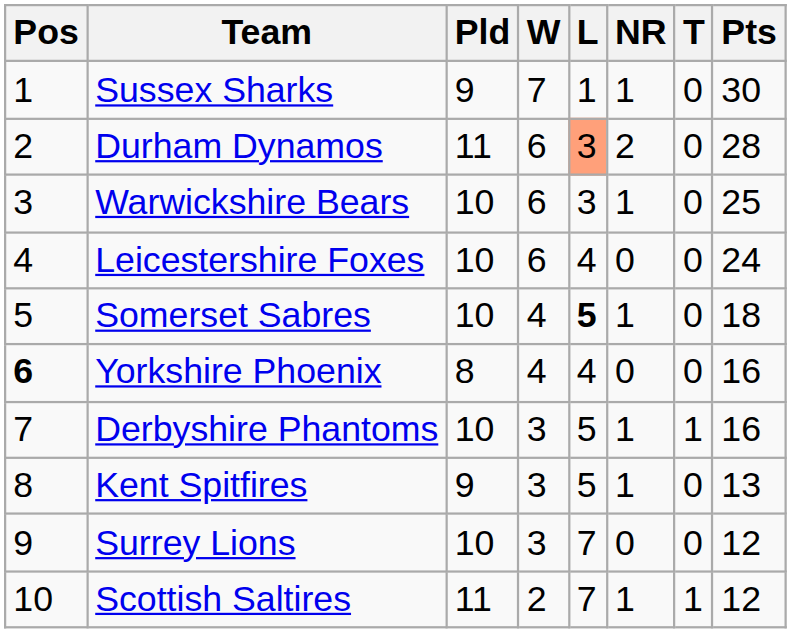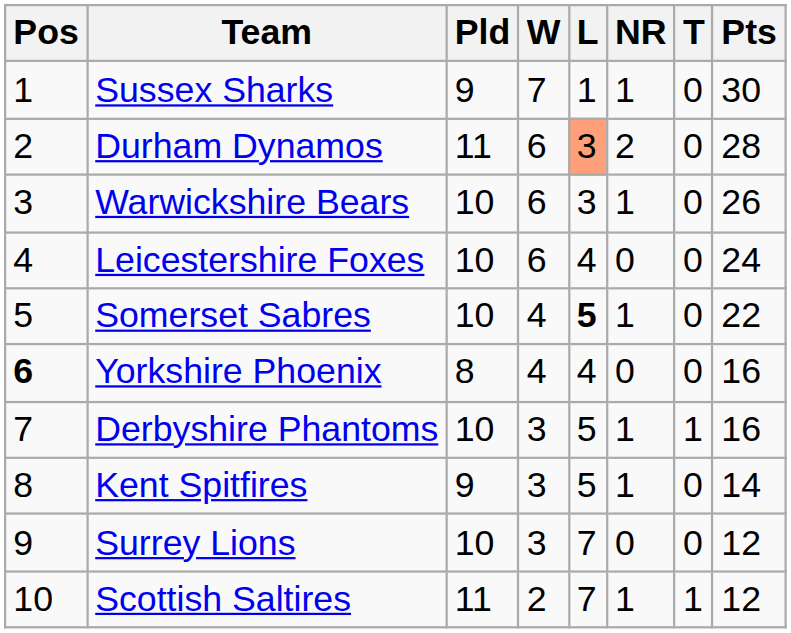(741, 202) 25 -> (741, 202) 26
(741, 315) 18 -> (741, 315) 22
(741, 485) 13 -> (741, 485) 14
